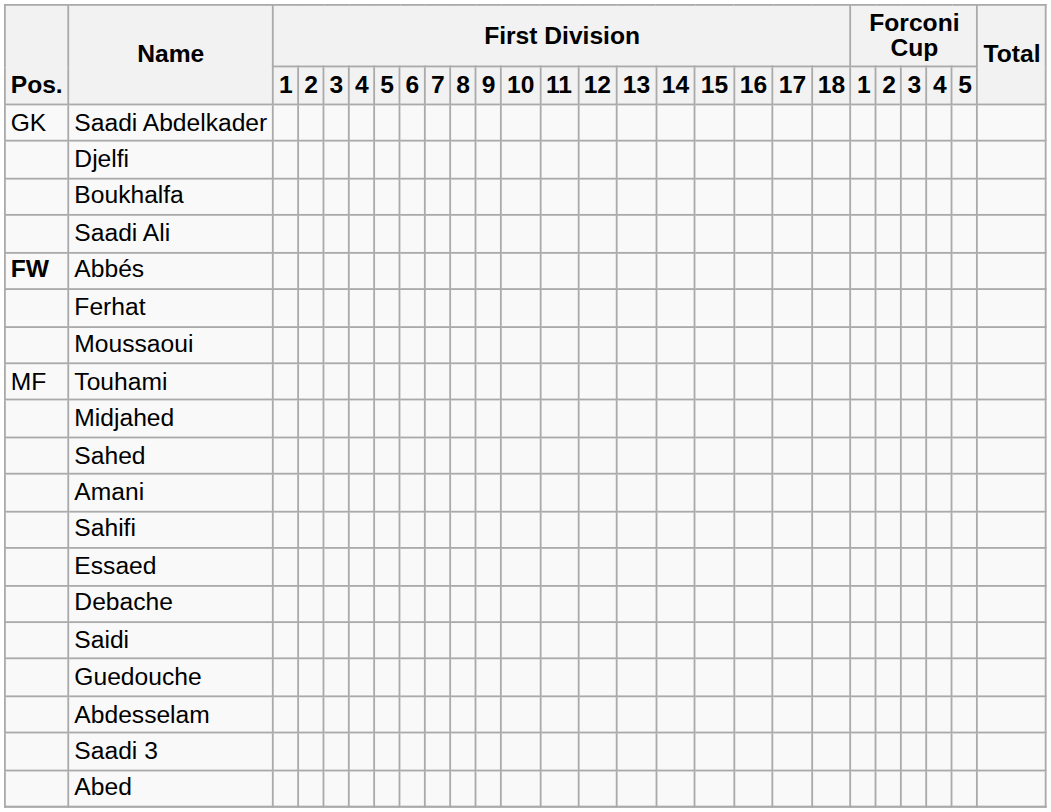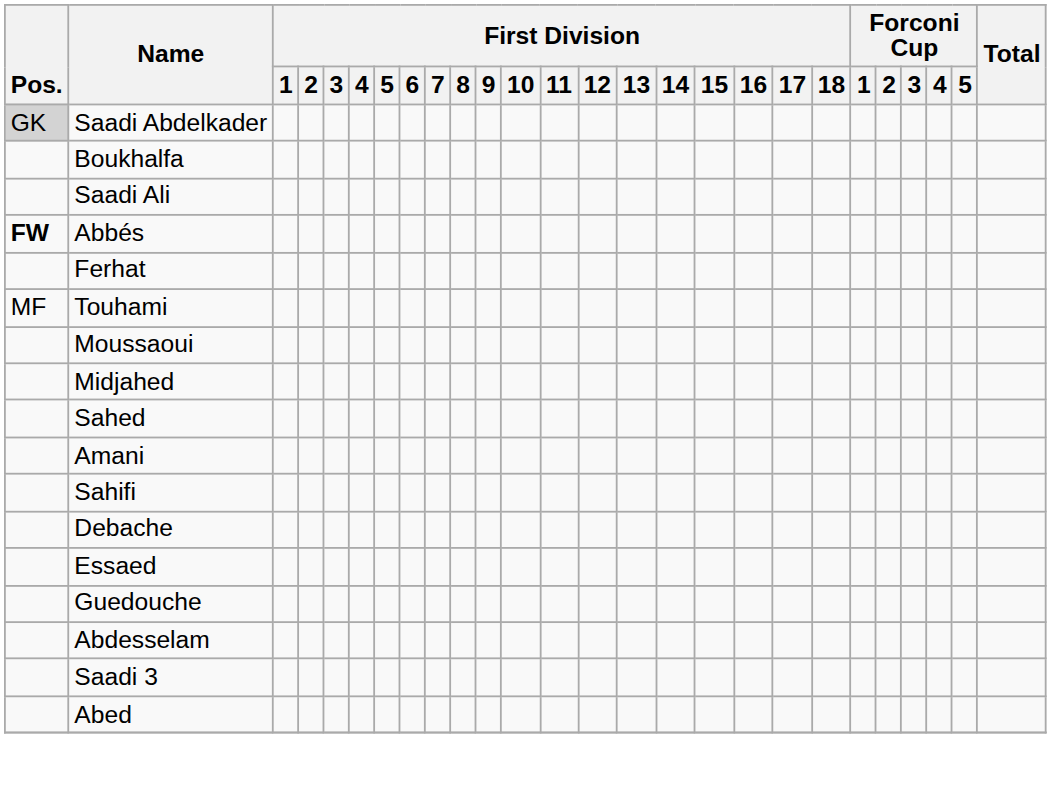(29, 121) no background -> (29, 121) lightgrey background
- row: (102, 158)
rows swapped: (134, 343) <-> (121, 380)
rows swapped: (124, 602) <-> (115, 565)
- row: (102, 639)
